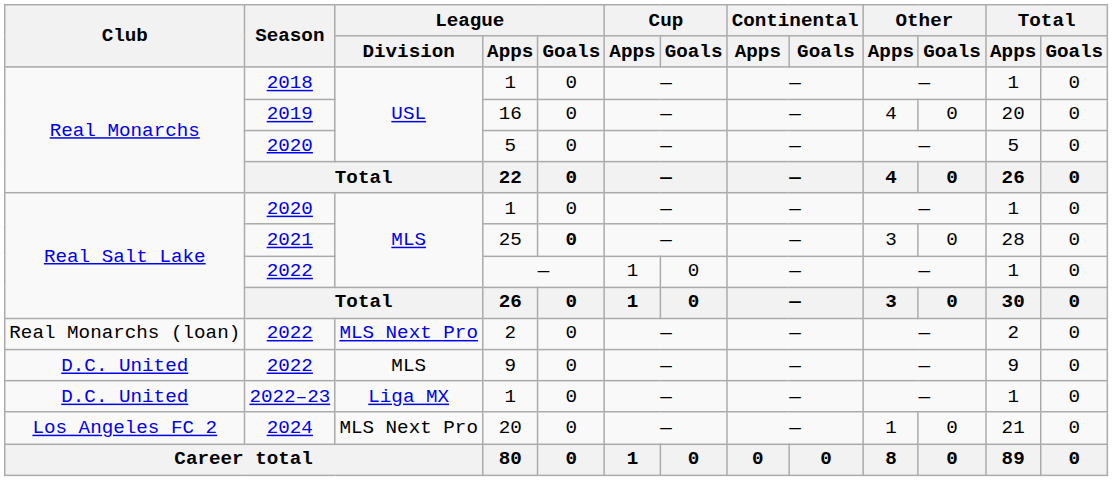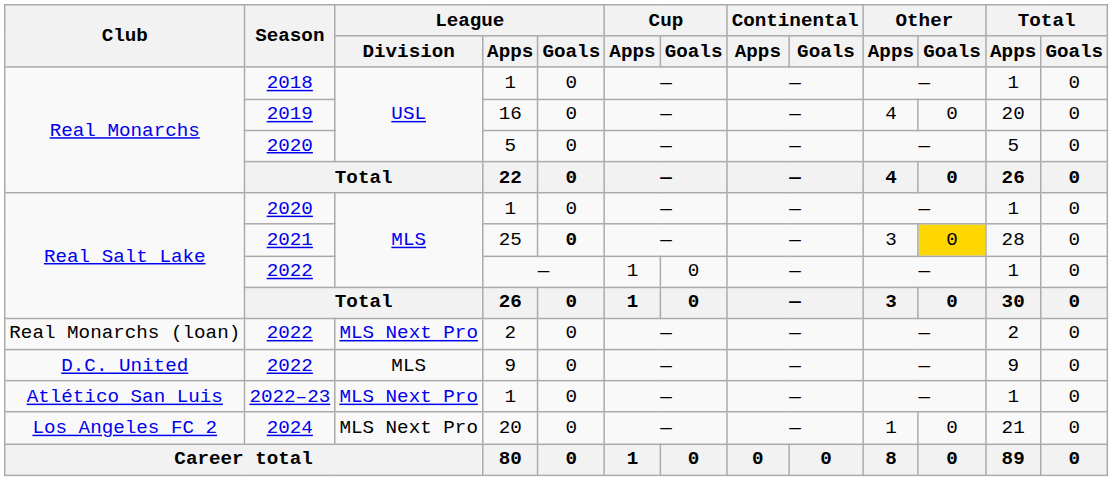(952, 240) no background -> (952, 240) gold background
(125, 397) D.C. United -> (125, 397) Atlético San Luis
(409, 397) Liga MX -> (409, 397) MLS Next Pro
